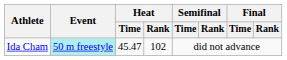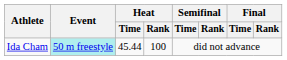(130, 47) 45.47 -> (130, 47) 45.44
(158, 47) 102 -> (158, 47) 100
